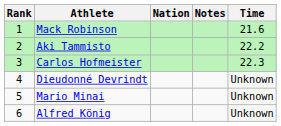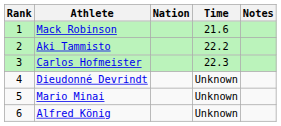columns swapped: (252, 13) <-> (210, 13)
